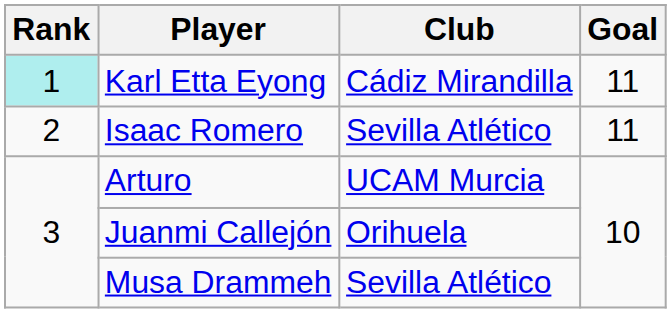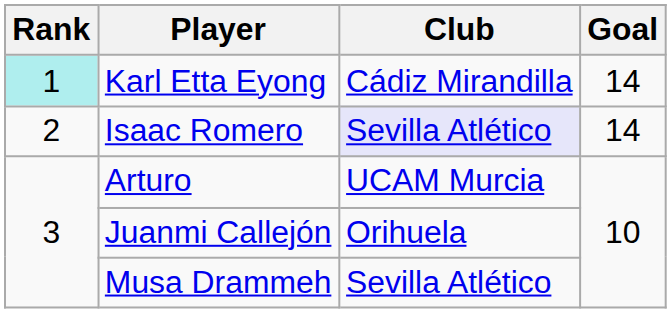(623, 80) 11 -> (623, 80) 14
(449, 130) no background -> (449, 130) lavender background
(623, 130) 11 -> (623, 130) 14
